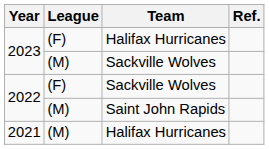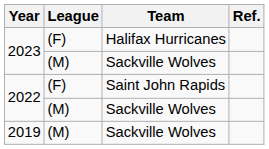(161, 86) Sackville Wolves -> (165, 86) Saint John Rapids
(165, 109) Saint John Rapids -> (161, 109) Sackville Wolves
- row: (24, 132)
+ row: (24, 132)
